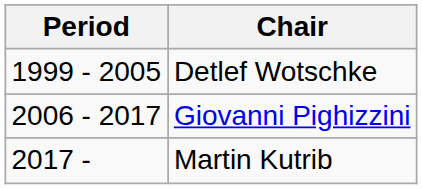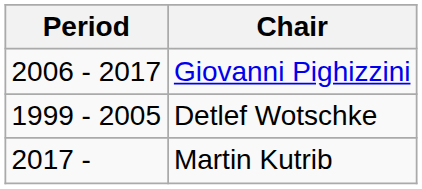rows swapped: (276, 71) <-> (292, 115)
